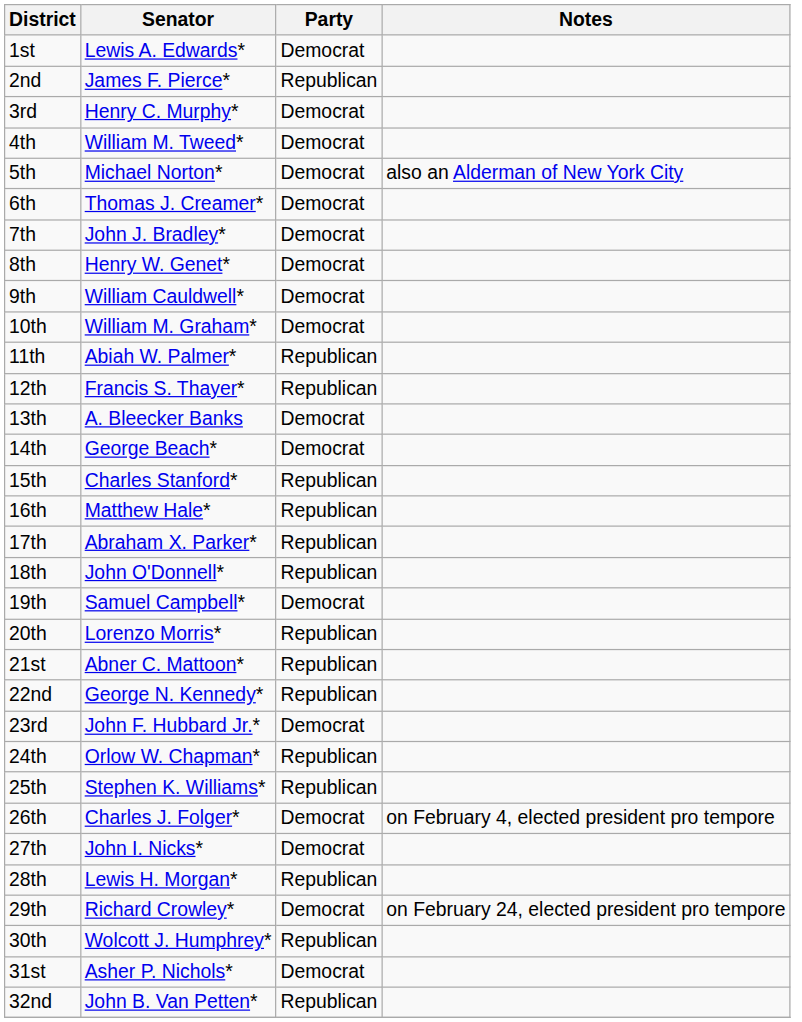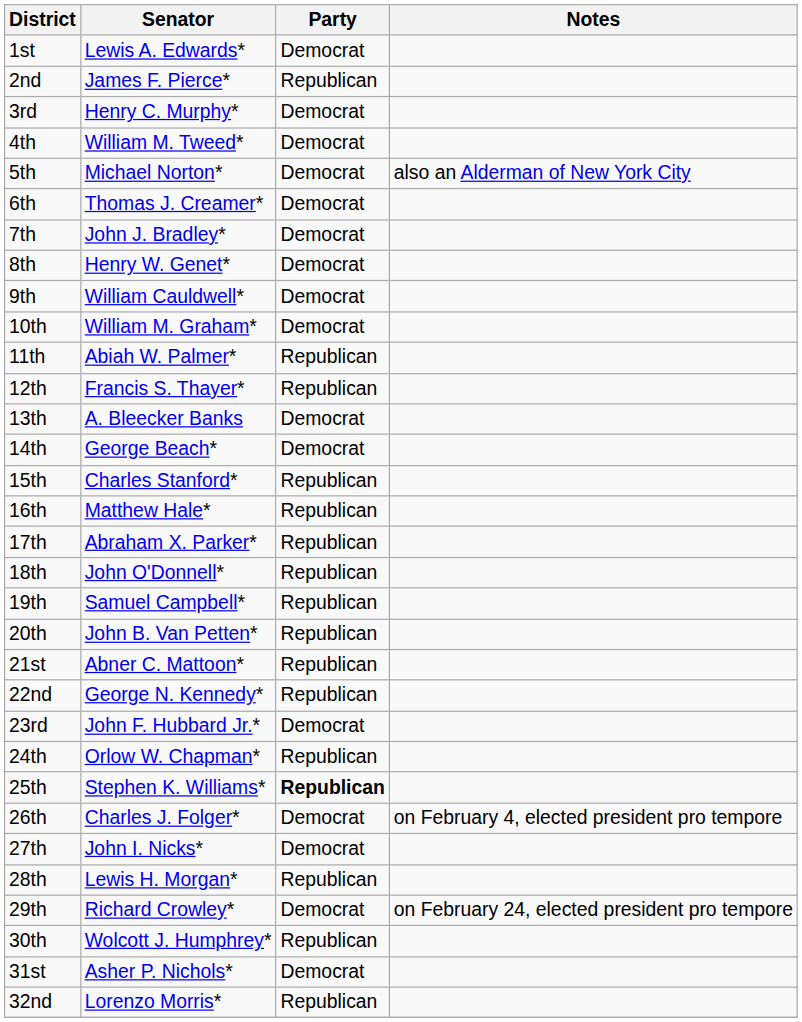(322, 603) Democrat -> (329, 603) Republican
(153, 633) Lorenzo Morris* -> (171, 633) John B. Van Petten*
(329, 787) normal -> (333, 787) bold
(171, 1002) John B. Van Petten* -> (153, 1002) Lorenzo Morris*
